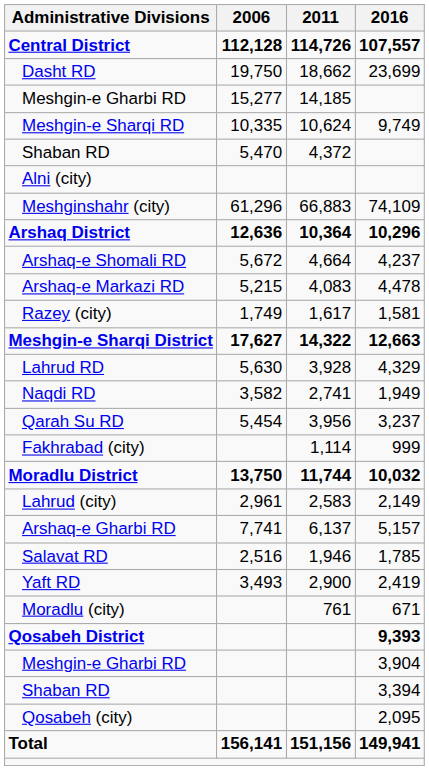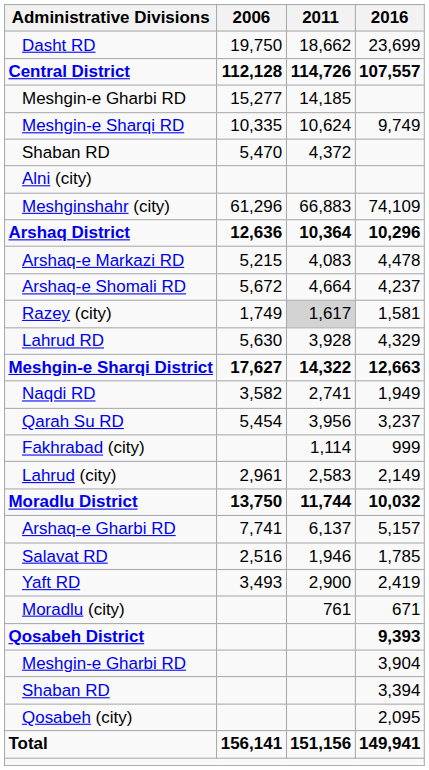rows swapped: (69, 44) <-> (59, 71)
rows swapped: (103, 286) <-> (104, 260)
(330, 313) no background -> (330, 313) lightgrey background
rows swapped: (111, 340) <-> (63, 367)
rows swapped: (69, 502) <-> (73, 475)
